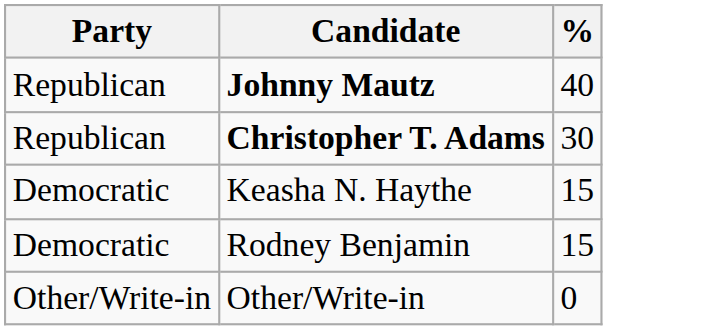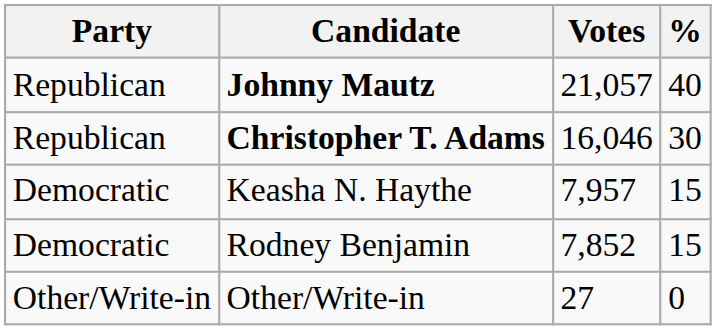+ column: (607, 31)
